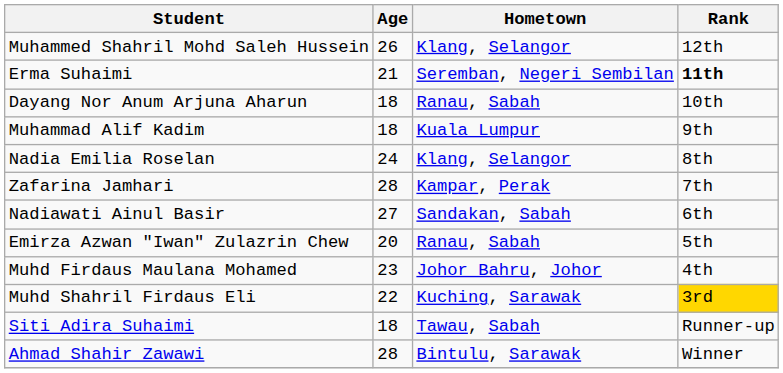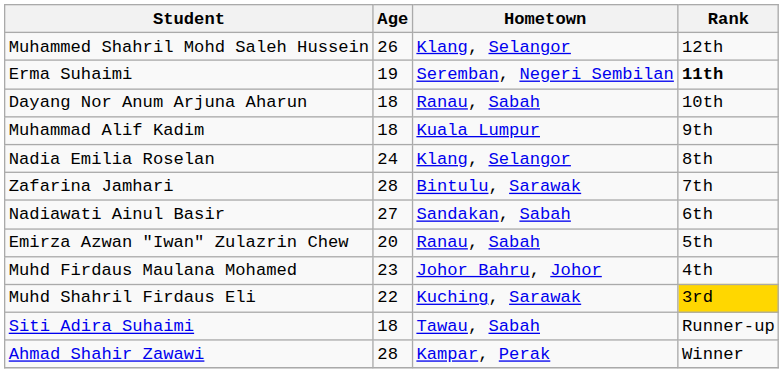(388, 75) 21 -> (388, 75) 19
(483, 186) Kampar, Perak -> (499, 186) Bintulu, Sarawak
(499, 354) Bintulu, Sarawak -> (483, 354) Kampar, Perak
